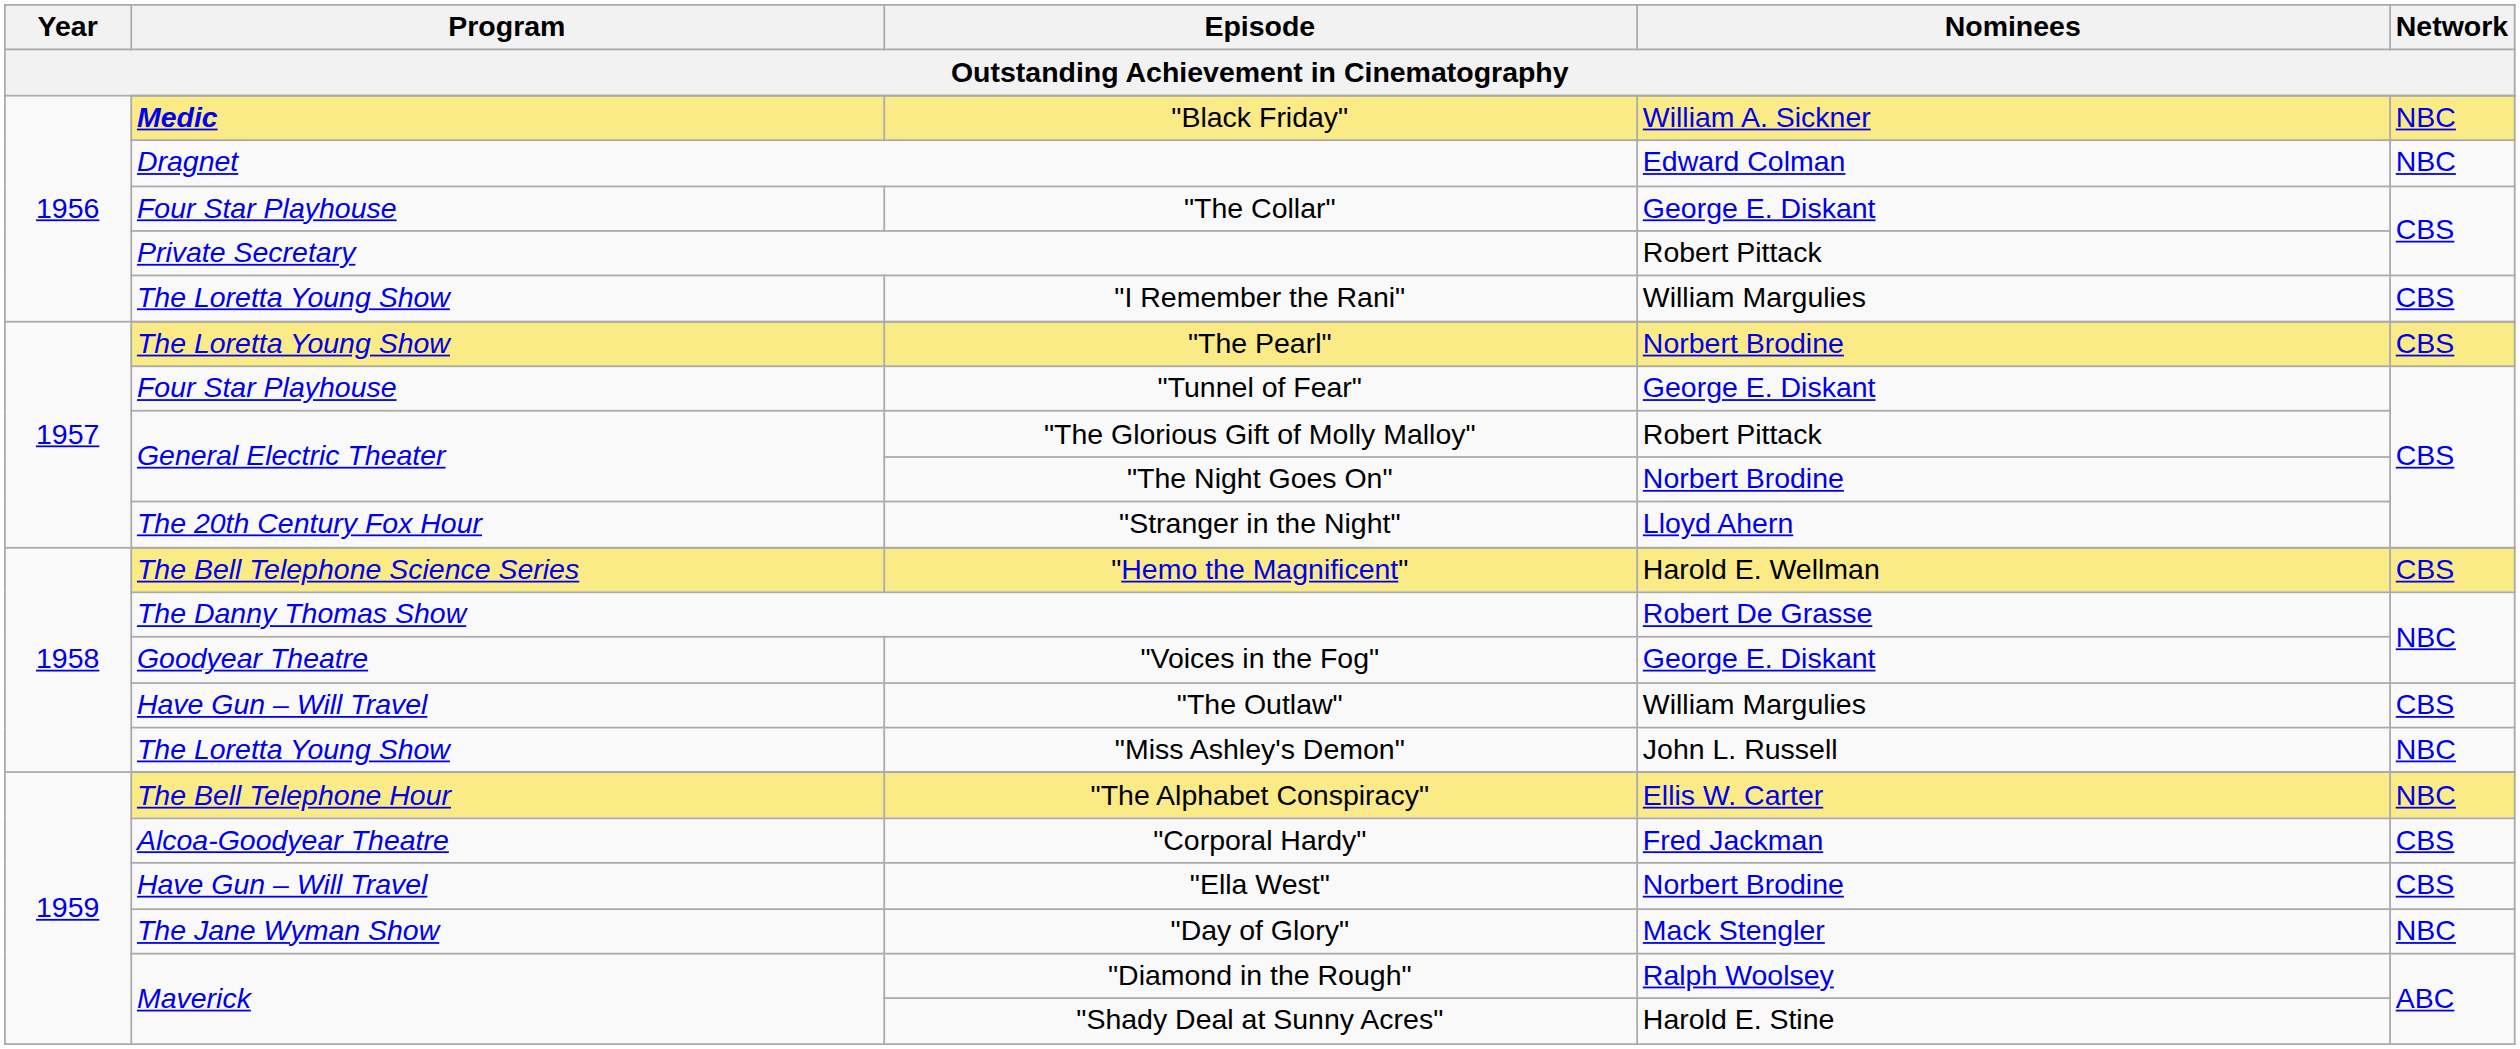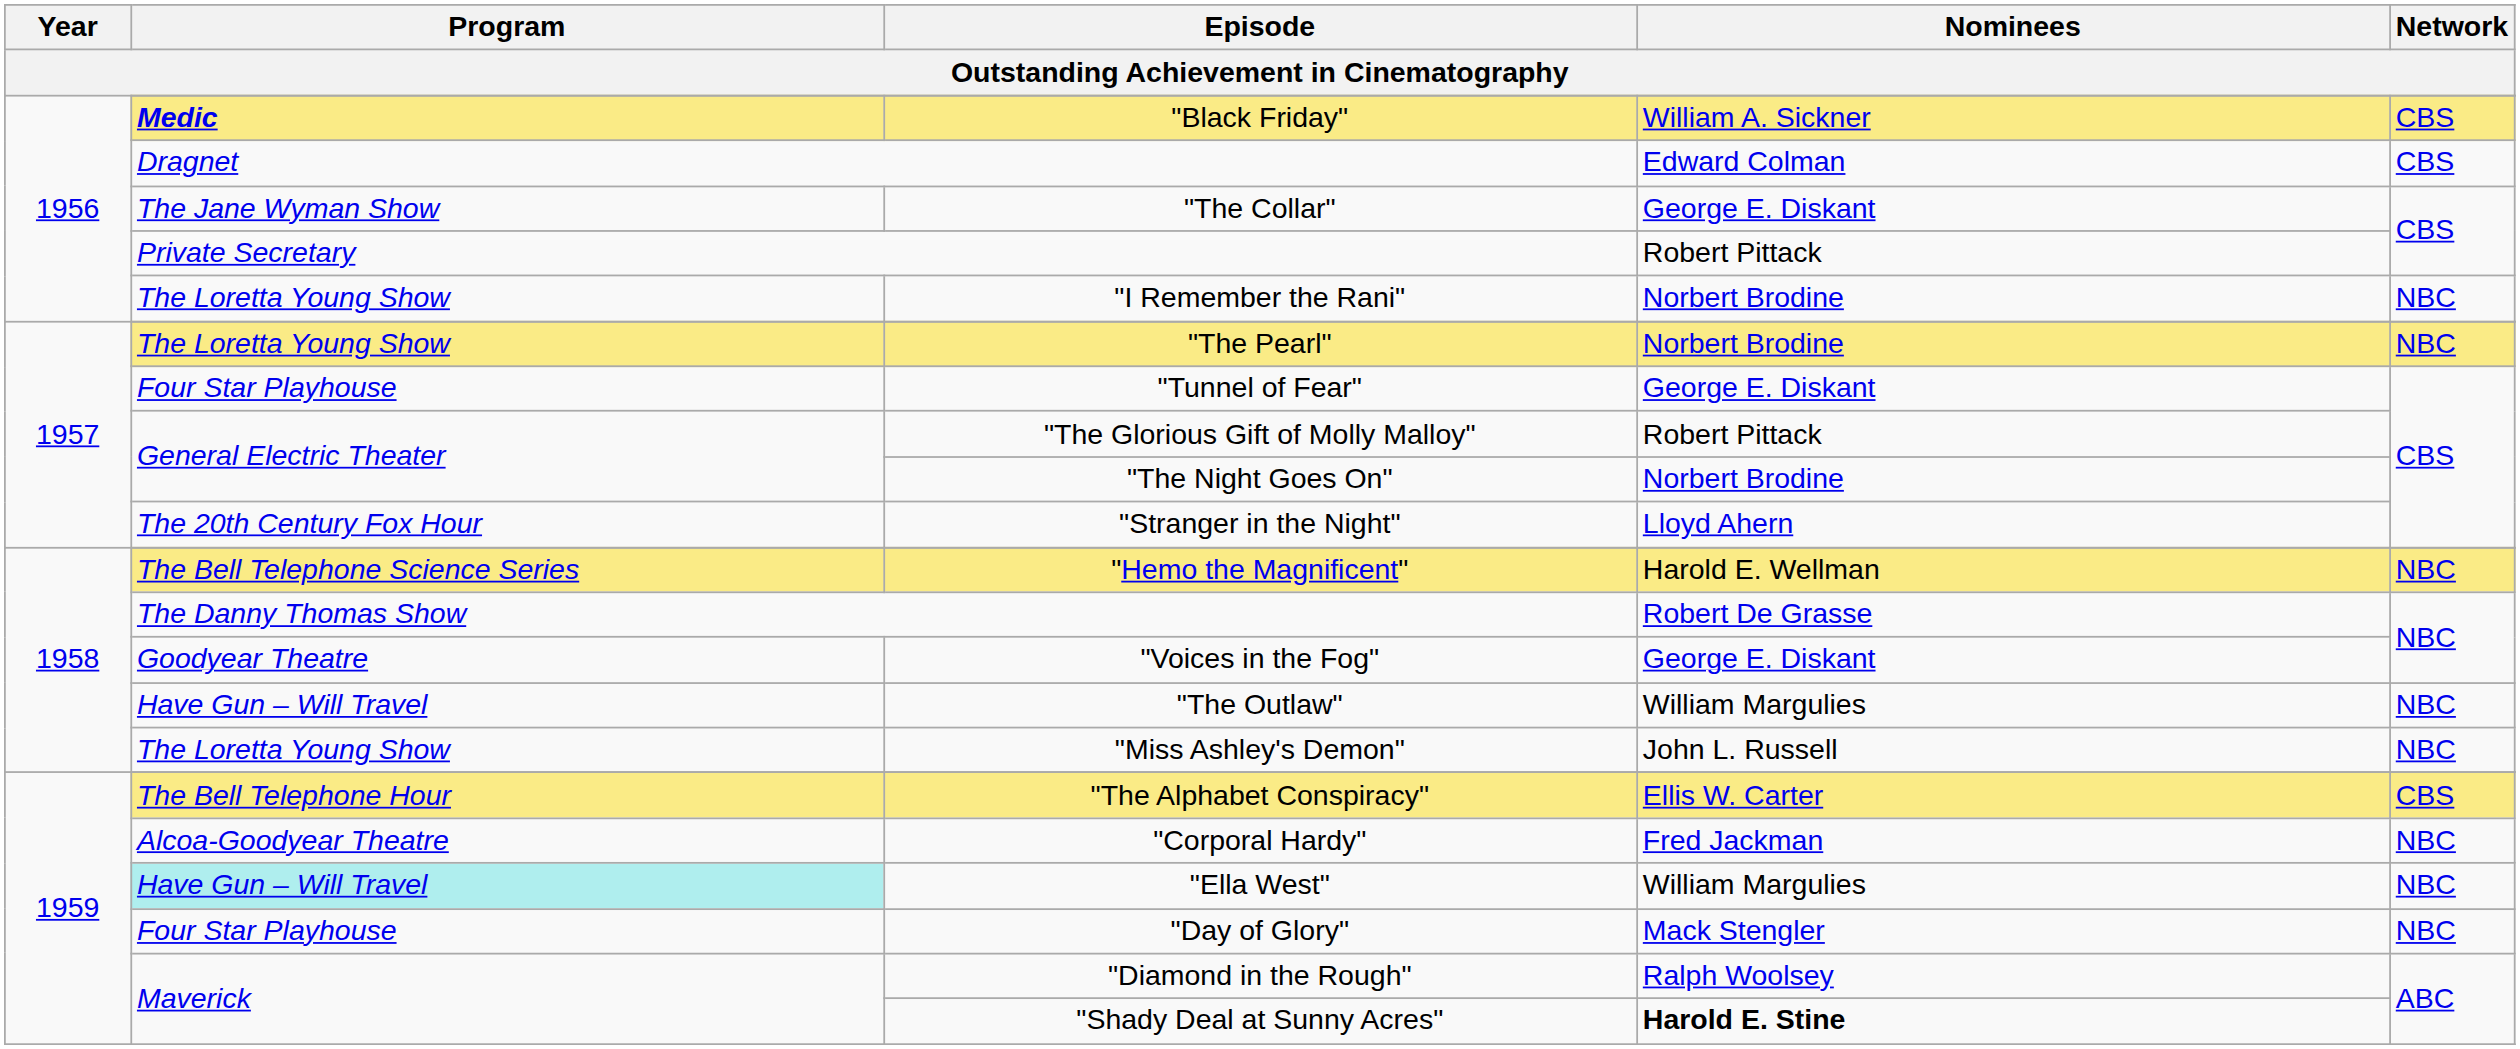(2426, 117) NBC -> (2425, 117) CBS
(2426, 162) NBC -> (2425, 162) CBS
(267, 207) Four Star Playhouse -> (288, 207) The Jane Wyman Show
(1754, 298) William Margulies -> (1743, 298) Norbert Brodine
(2425, 298) CBS -> (2426, 298) NBC
(2425, 343) CBS -> (2426, 343) NBC
(2425, 569) CBS -> (2426, 569) NBC
(2425, 704) CBS -> (2426, 704) NBC
(2426, 794) NBC -> (2425, 794) CBS
(2425, 840) CBS -> (2426, 840) NBC
(282, 885) no background -> (282, 885) paleturquoise background
(1743, 885) Norbert Brodine -> (1754, 885) William Margulies
(2425, 885) CBS -> (2426, 885) NBC
(288, 930) The Jane Wyman Show -> (267, 930) Four Star Playhouse
(1739, 1020) normal -> (1744, 1020) bold
